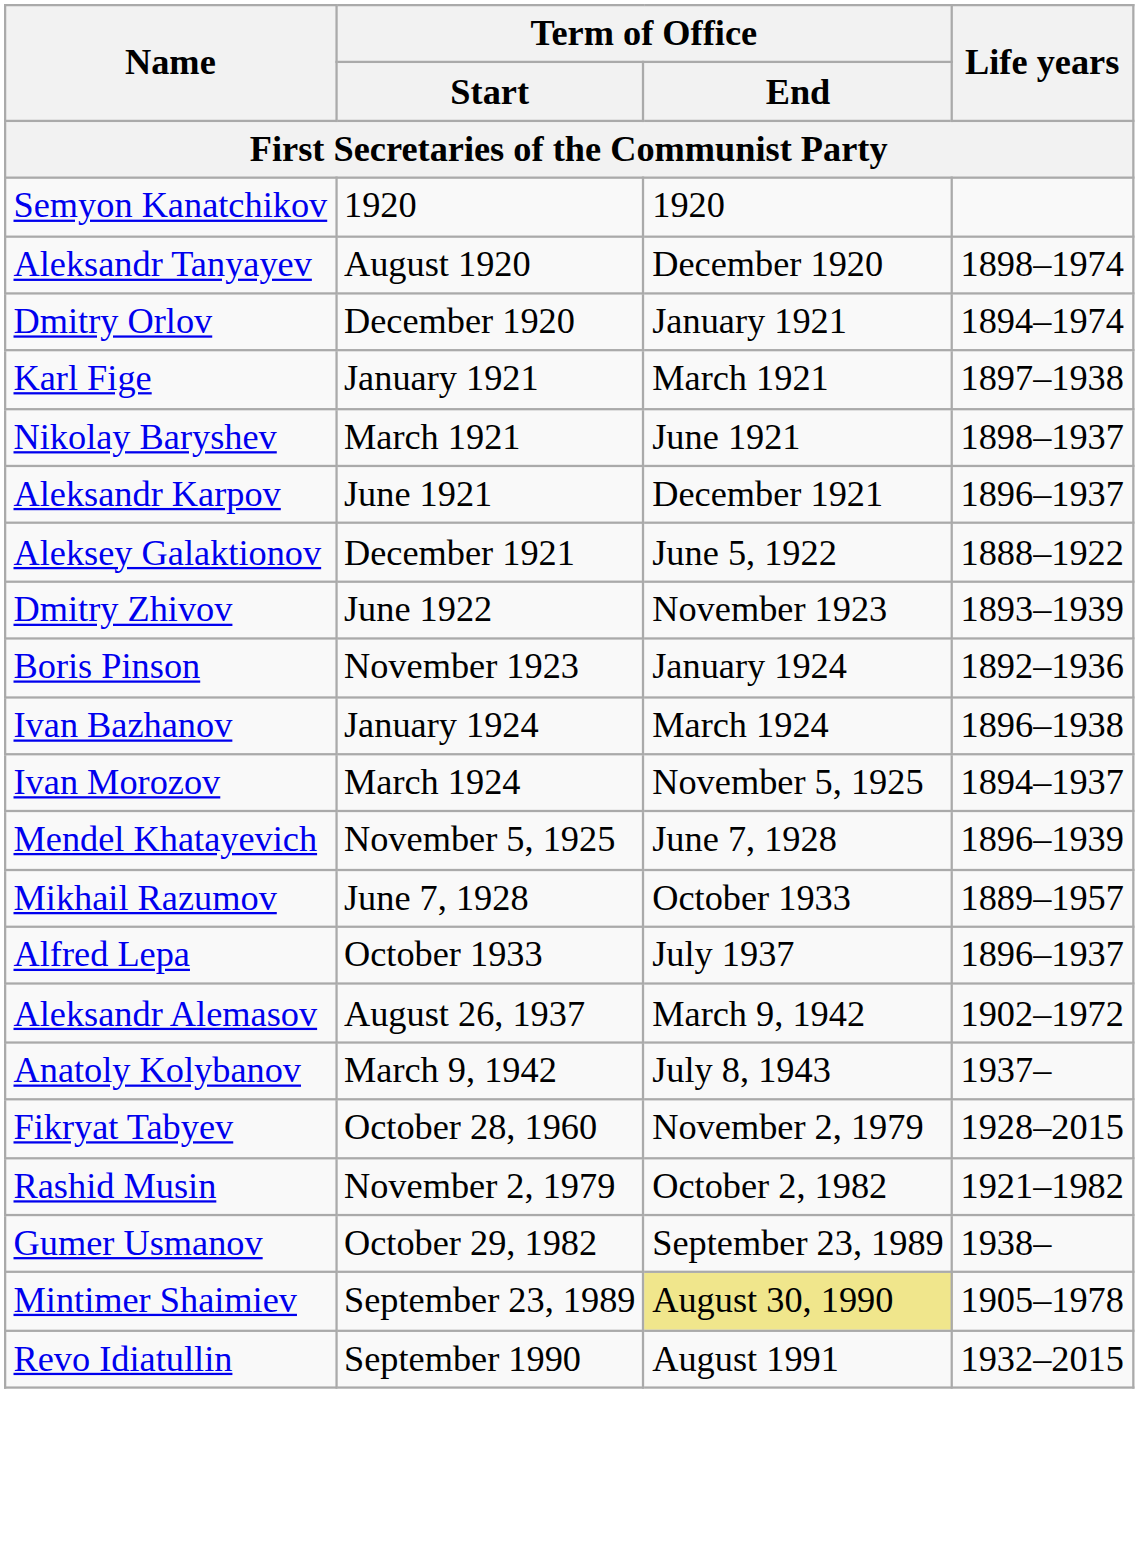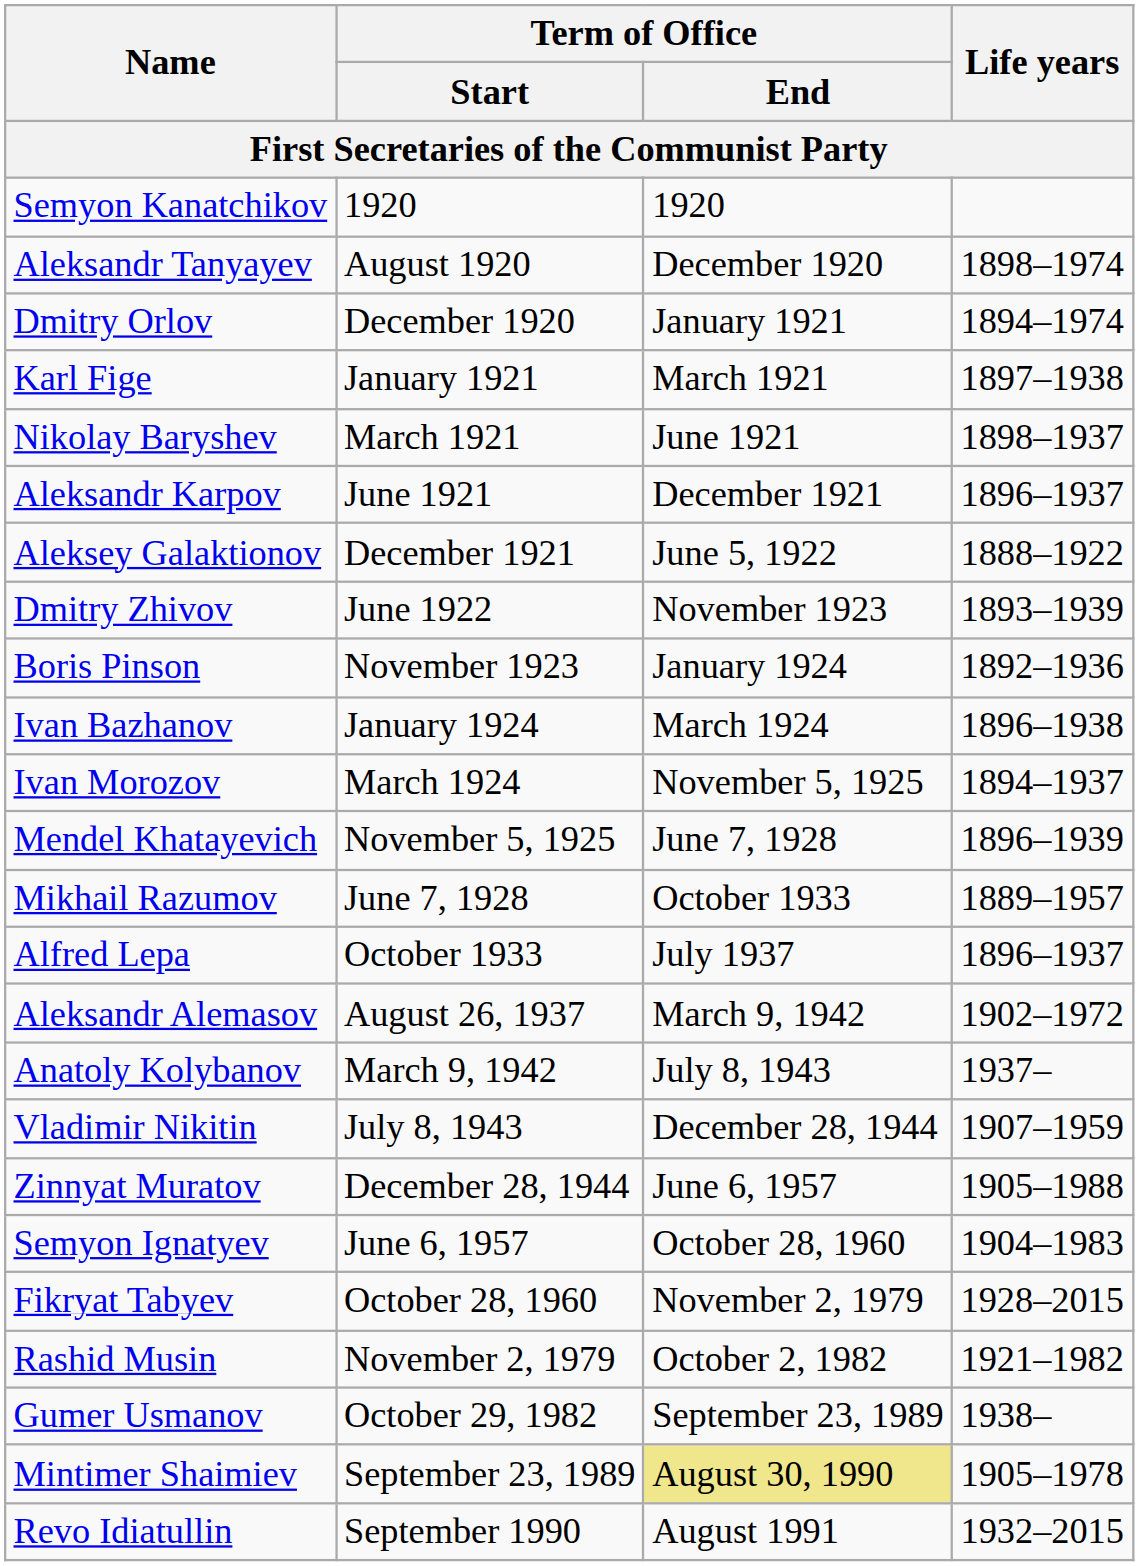+ row: (135, 1127)
+ row: (137, 1185)
+ row: (141, 1242)
